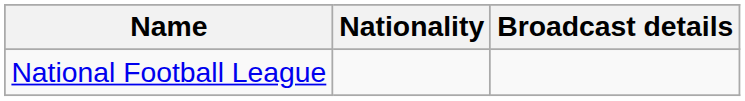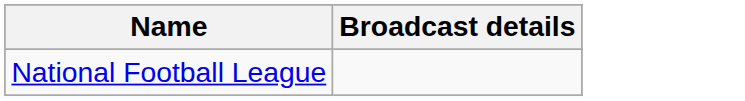- column: (412, 26)
